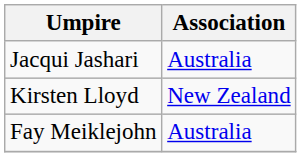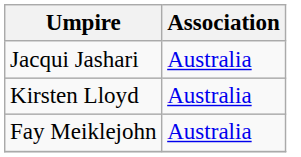(229, 95) New Zealand -> (209, 95) Australia
